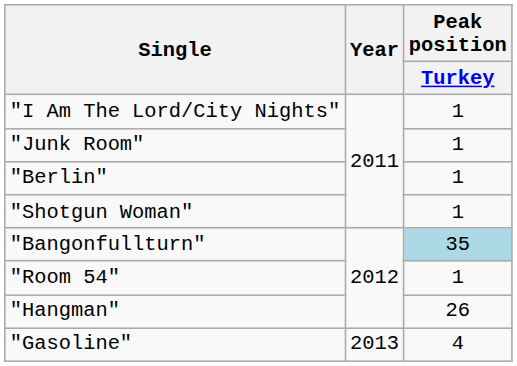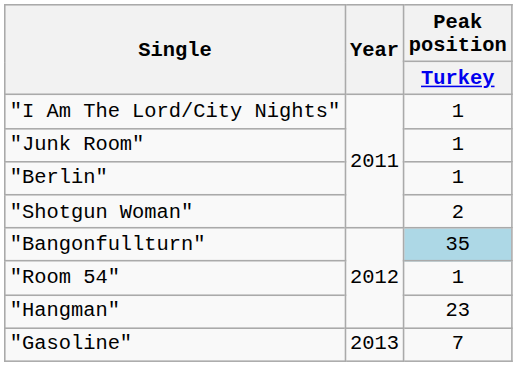(458, 211) 1 -> (458, 211) 2
(458, 311) 26 -> (458, 311) 23
(458, 344) 4 -> (458, 344) 7
